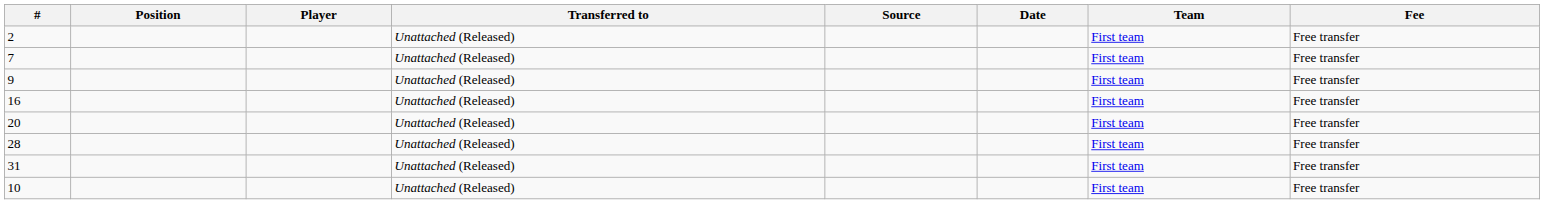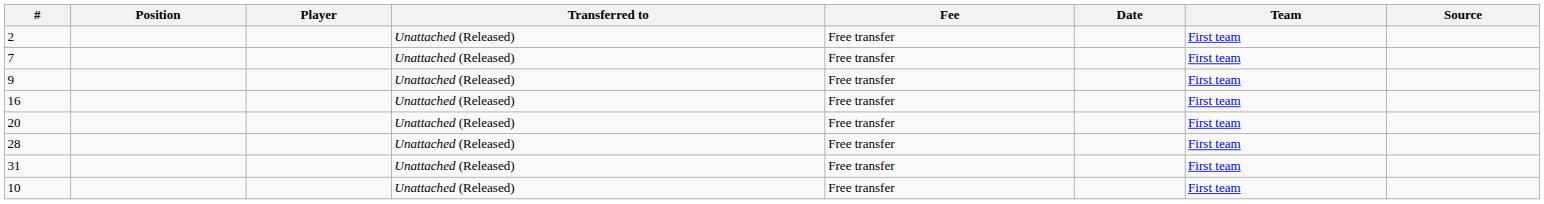columns swapped: (1415, 15) <-> (901, 15)
